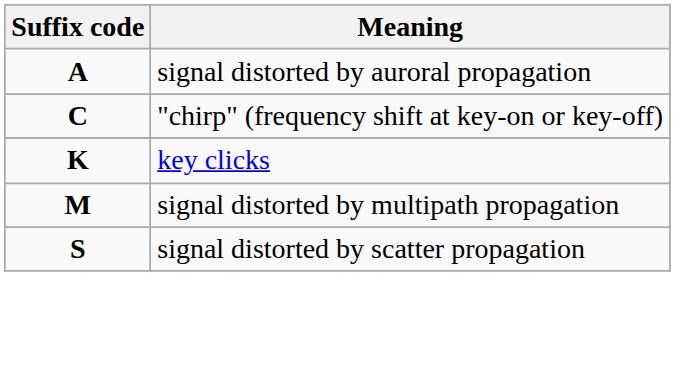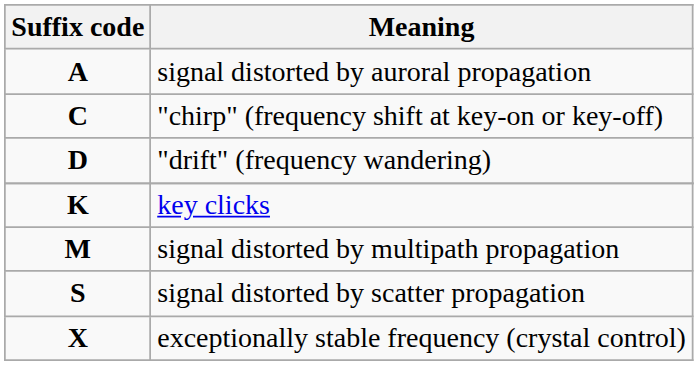+ row: (324, 159)
+ row: (422, 337)
